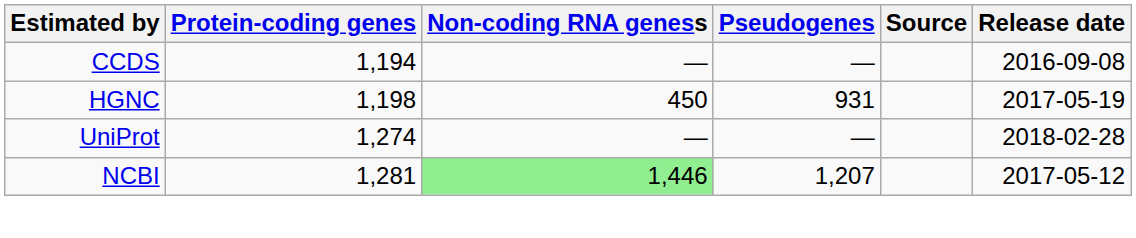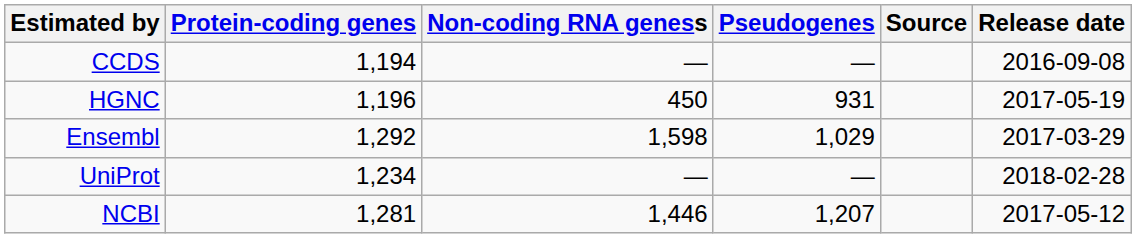(386, 99) 1,198 -> (386, 99) 1,196
+ row: (113, 137)
(386, 137) 1,274 -> (386, 175) 1,234
(678, 175) lightgreen background -> (678, 213) no background
